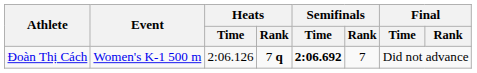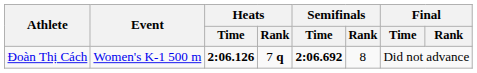(231, 57) normal -> (231, 57) bold
(362, 57) 7 -> (363, 57) 8
